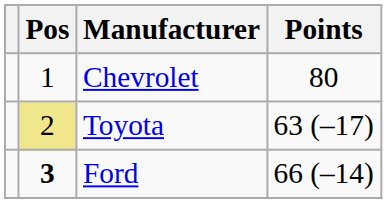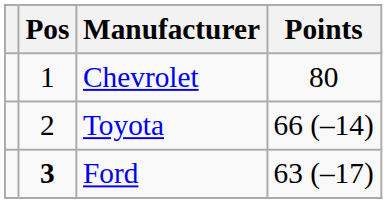(47, 125) khaki background -> (47, 125) no background
(324, 125) 63 (–17) -> (324, 125) 66 (–14)
(324, 173) 66 (–14) -> (324, 173) 63 (–17)
